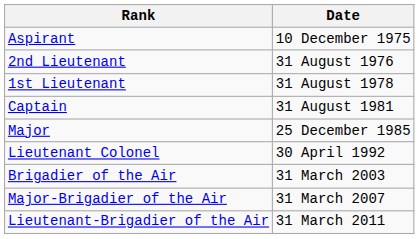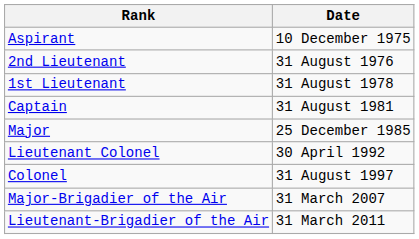+ row: (37, 176)
- row: (92, 176)
